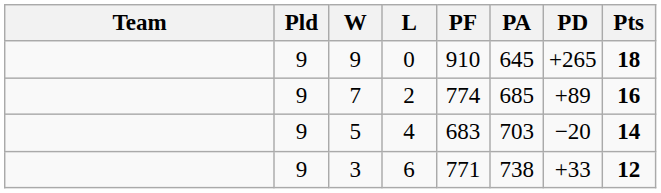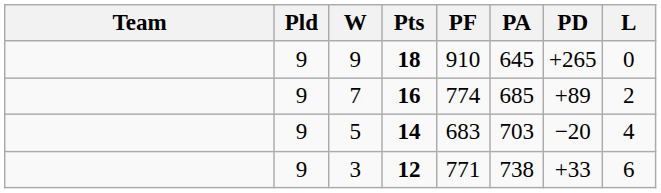columns swapped: (409, 22) <-> (629, 22)
